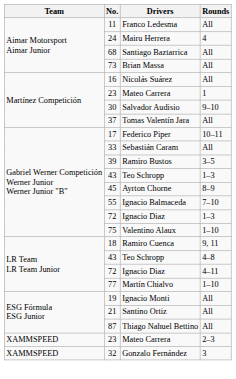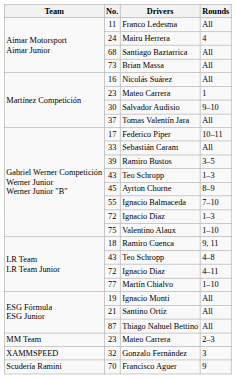(32, 339) XAMMSPEED -> (24, 339) MM Team
+ row: (112, 366)
